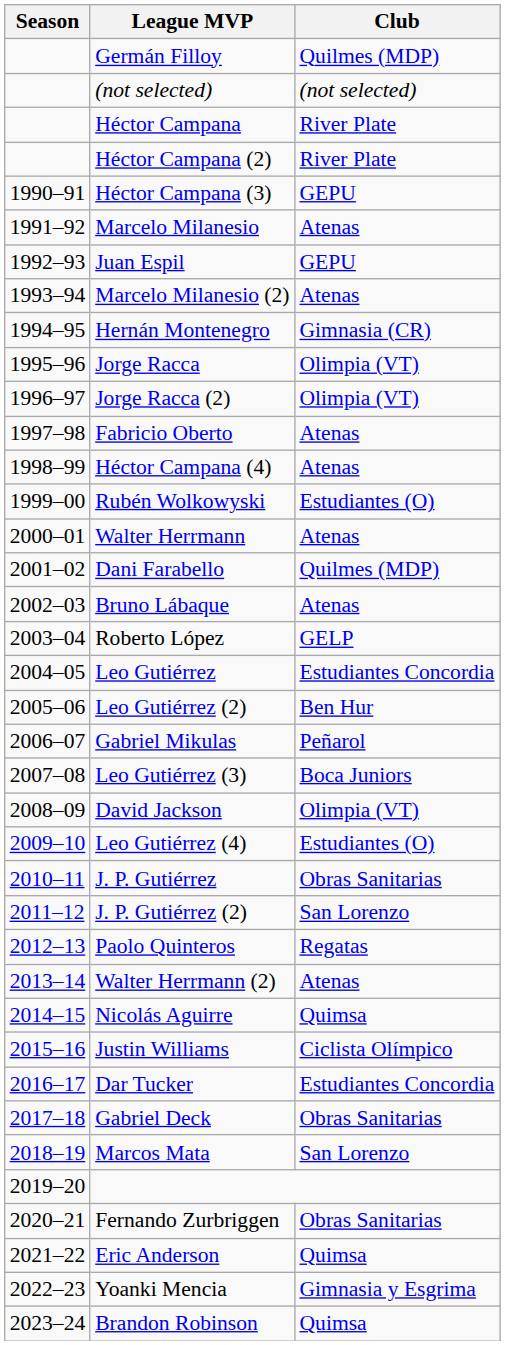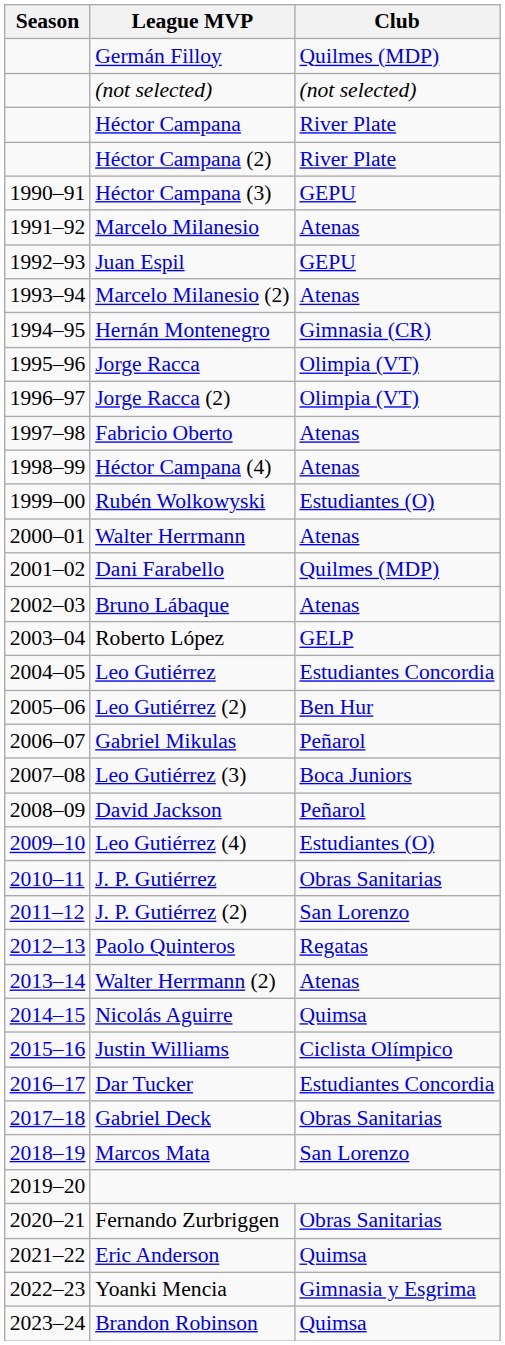(359, 809) Olimpia (VT) -> (332, 809) Peñarol
